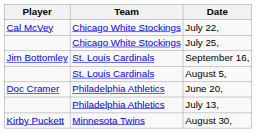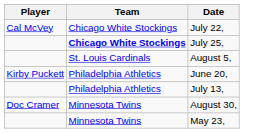(127, 43) normal -> (127, 43) bold
- row: (217, 58)
(33, 89) Doc Cramer -> (35, 74) Kirby Puckett
(35, 120) Kirby Puckett -> (33, 105) Doc Cramer
+ row: (208, 120)
